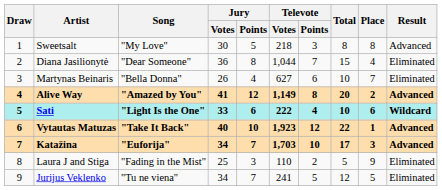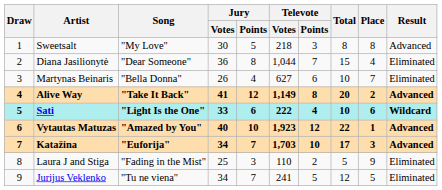(161, 95) "Amazed by You" -> (155, 95) "Take It Back"
(155, 128) "Take It Back" -> (161, 128) "Amazed by You"
